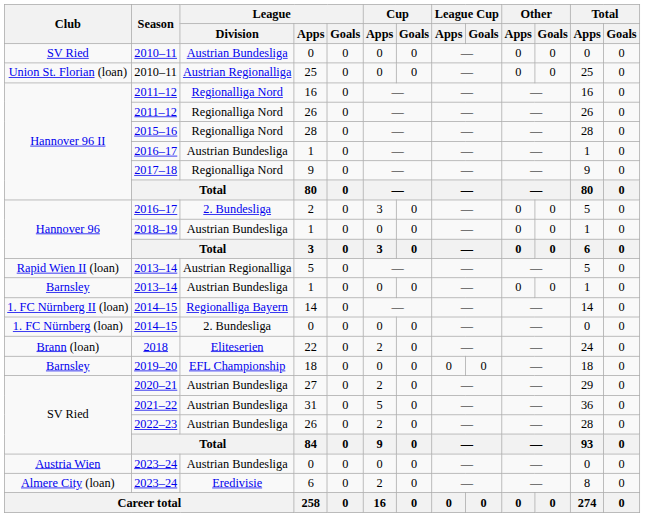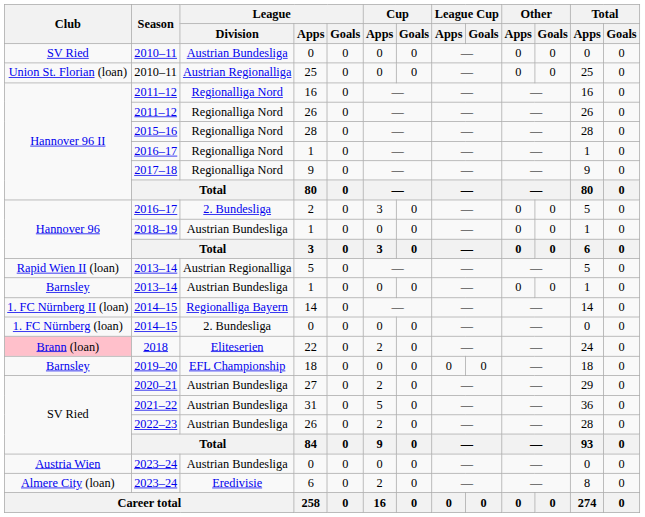(237, 151) Austrian Bundesliga -> (237, 151) Regionalliga Nord
(68, 346) no background -> (68, 346) pink background
